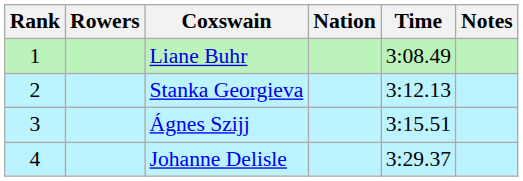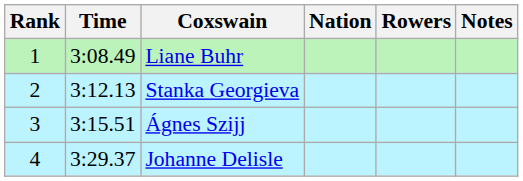columns swapped: (105, 21) <-> (418, 21)
